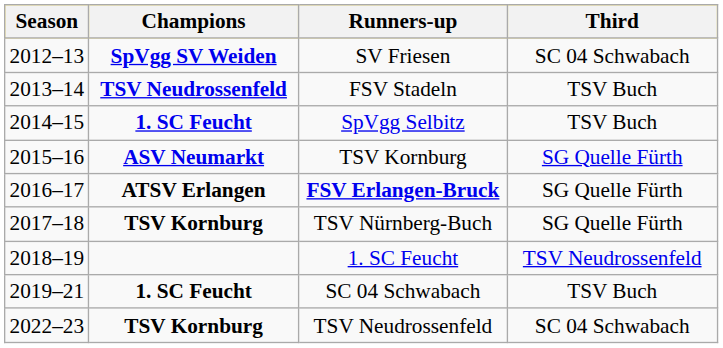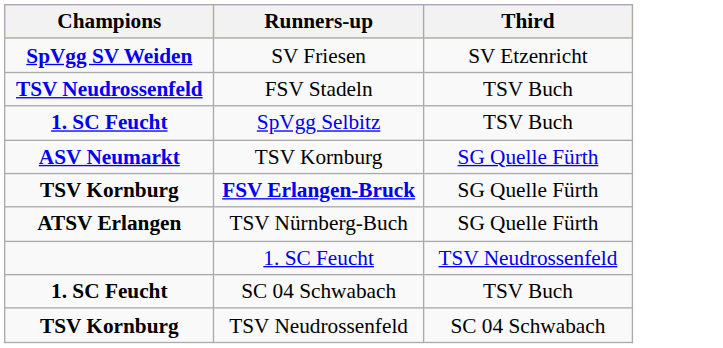- column: (47, 21)
(612, 55) SC 04 Schwabach -> (528, 55) SV Etzenricht
(194, 190) ATSV Erlangen -> (109, 190) TSV Kornburg
(194, 223) TSV Kornburg -> (109, 223) ATSV Erlangen
